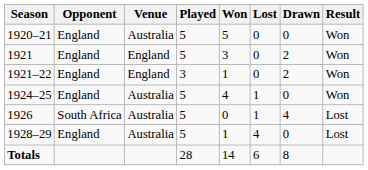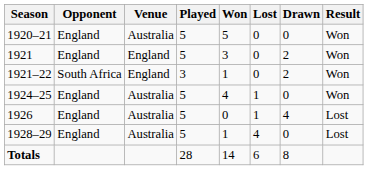(78, 74) England -> (89, 74) South Africa
(89, 114) South Africa -> (78, 114) England
